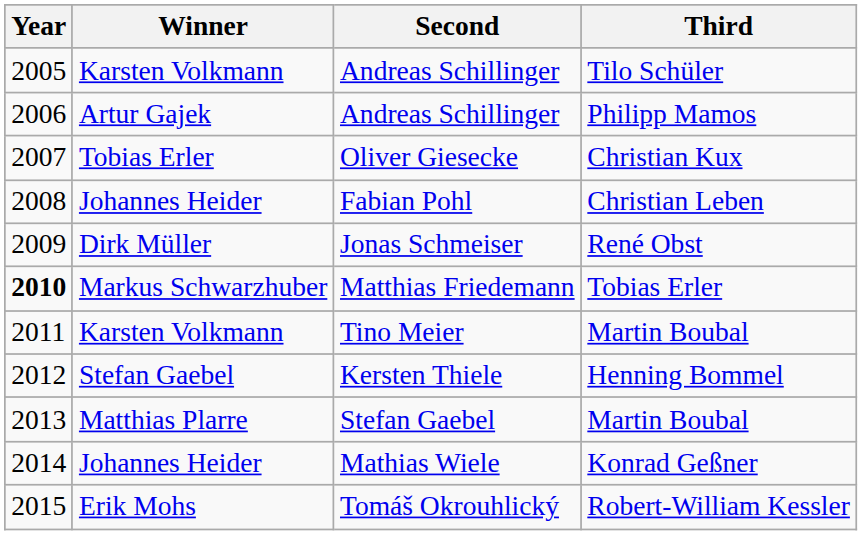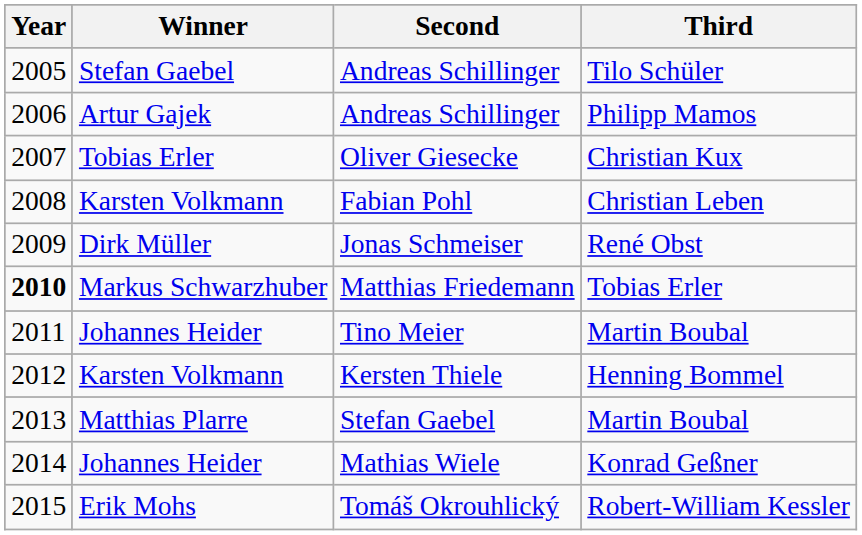(181, 69) Karsten Volkmann -> (156, 69) Stefan Gaebel
(170, 200) Johannes Heider -> (181, 200) Karsten Volkmann
(181, 331) Karsten Volkmann -> (170, 331) Johannes Heider
(156, 375) Stefan Gaebel -> (181, 375) Karsten Volkmann
